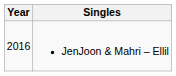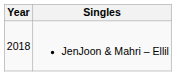(19, 46) 2016 -> (19, 46) 2018
